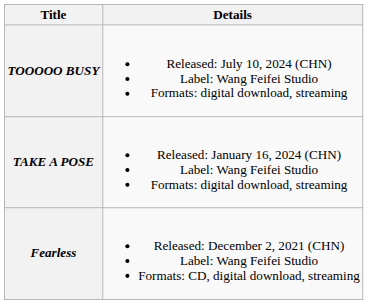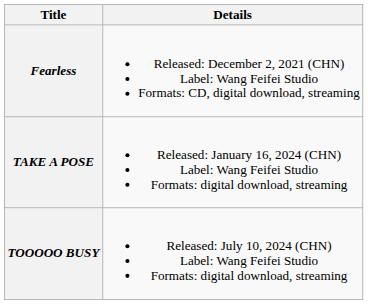rows swapped: (53, 253) <-> (53, 70)
